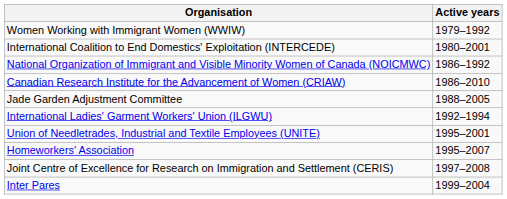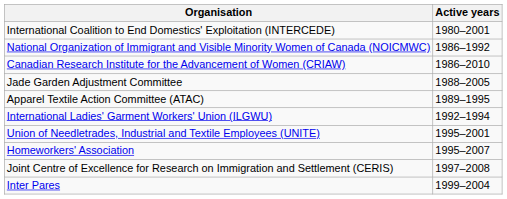- row: (126, 30)
+ row: (105, 99)
